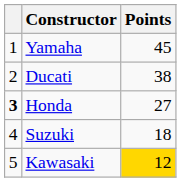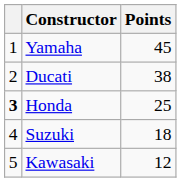(163, 105) 27 -> (163, 105) 25
(163, 163) gold background -> (163, 163) no background
